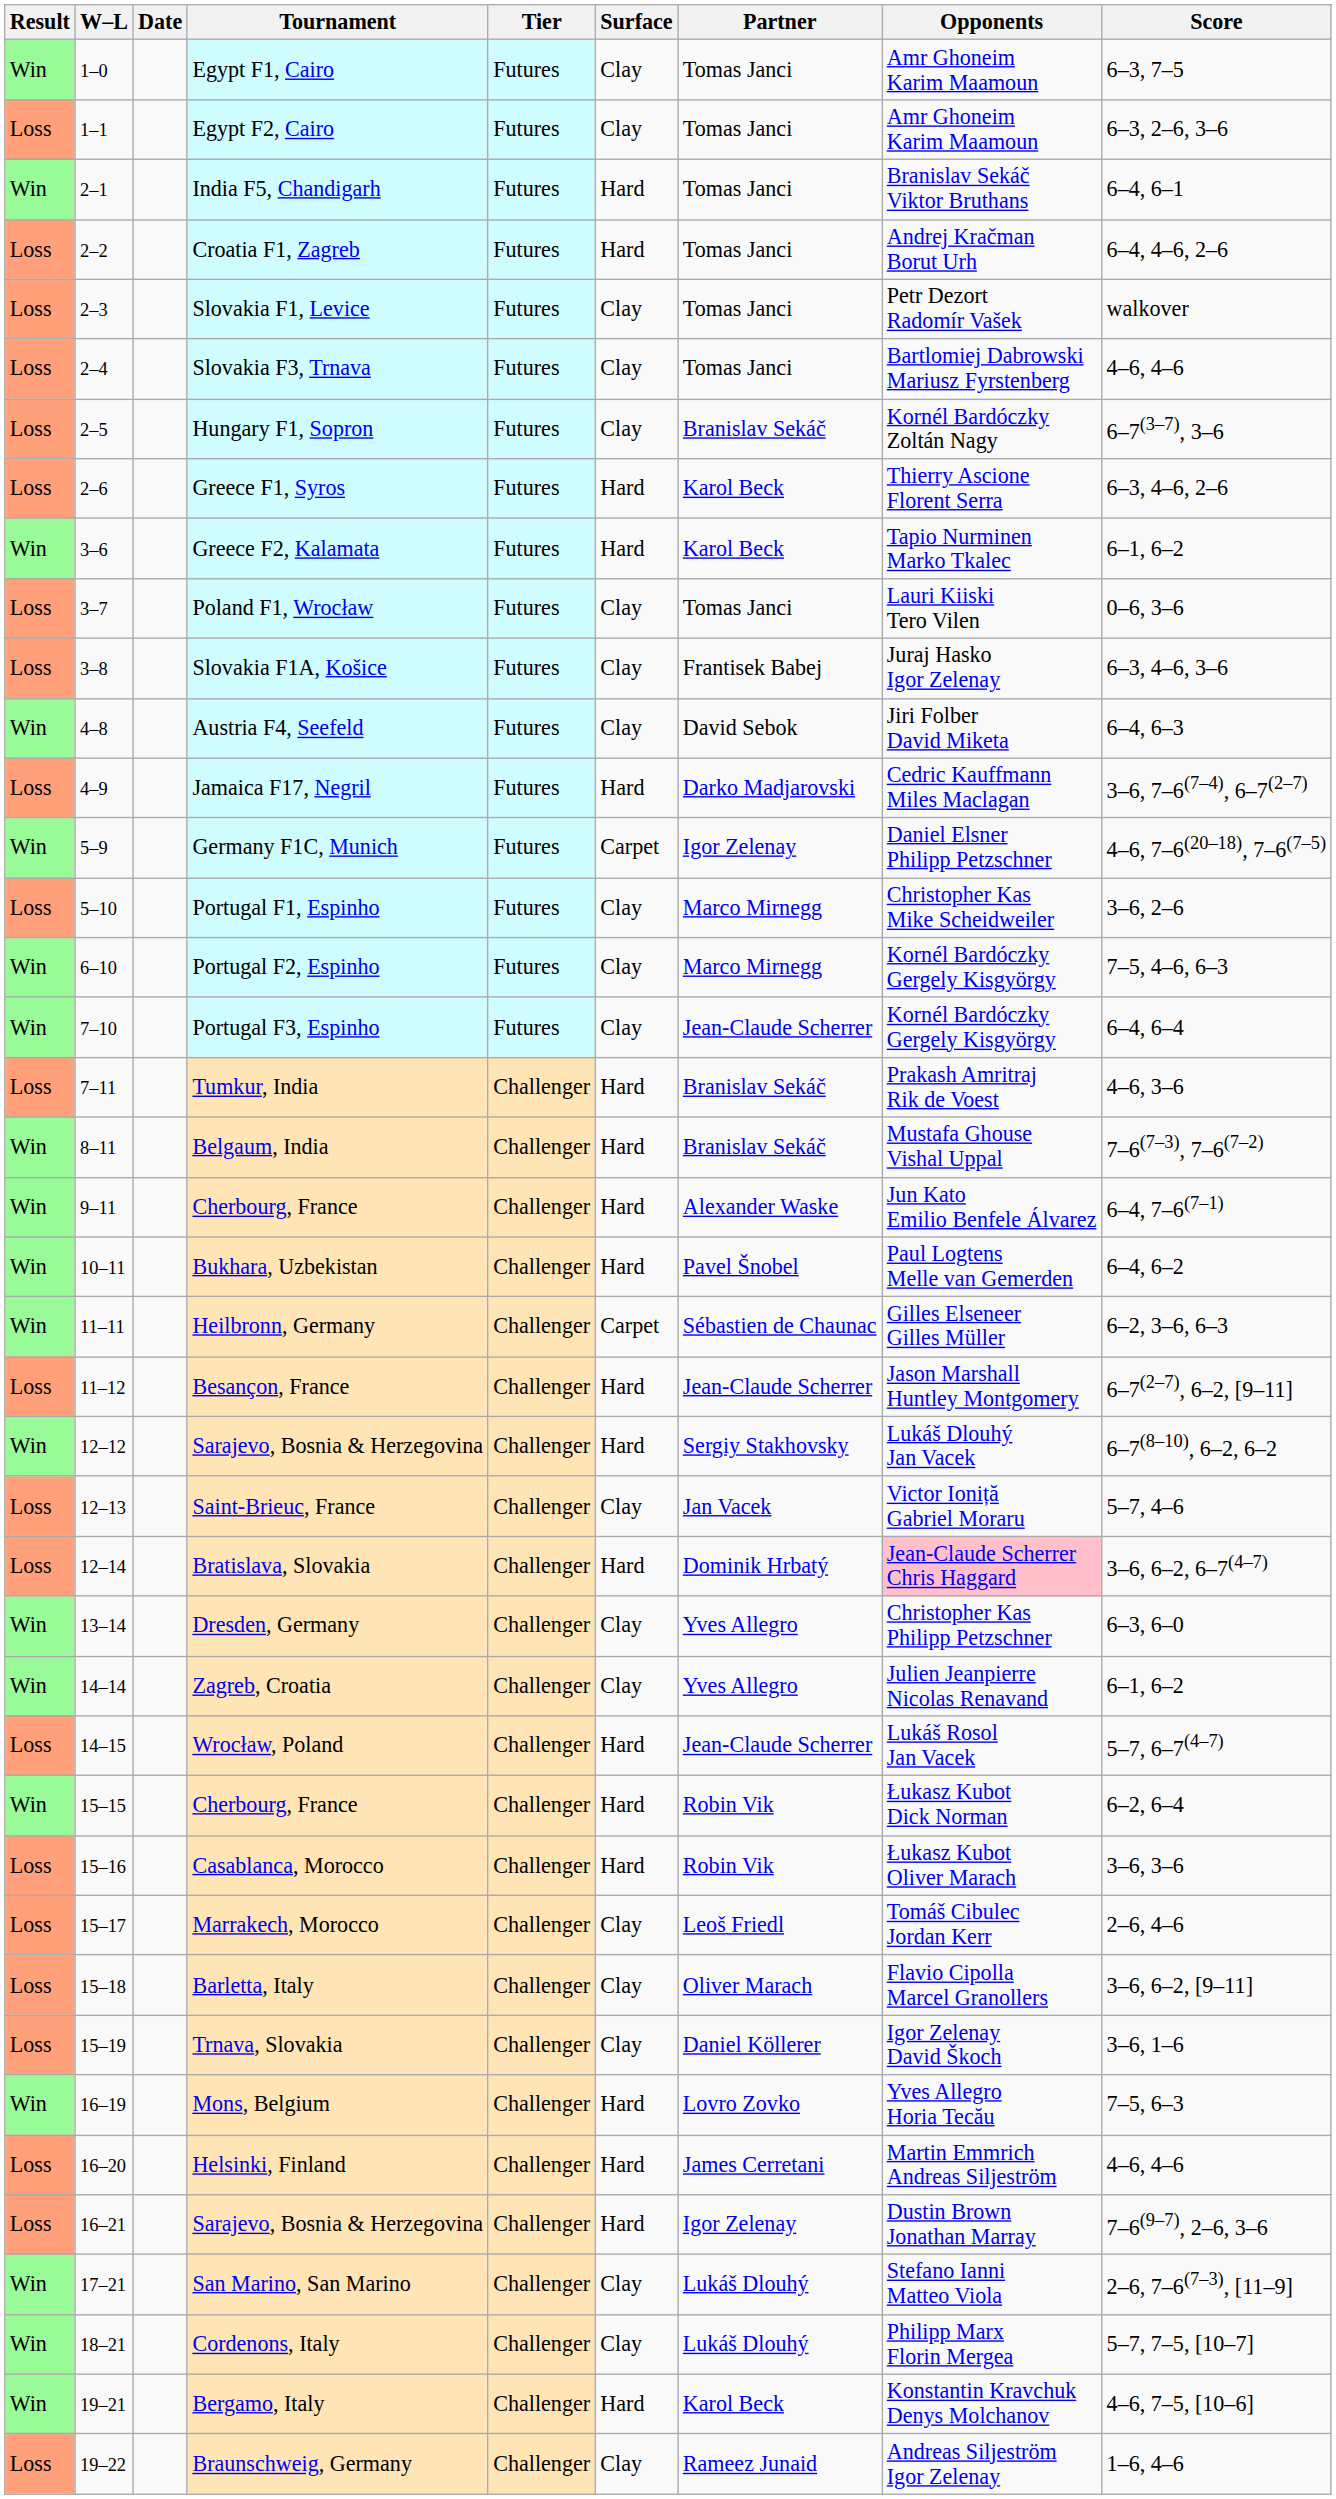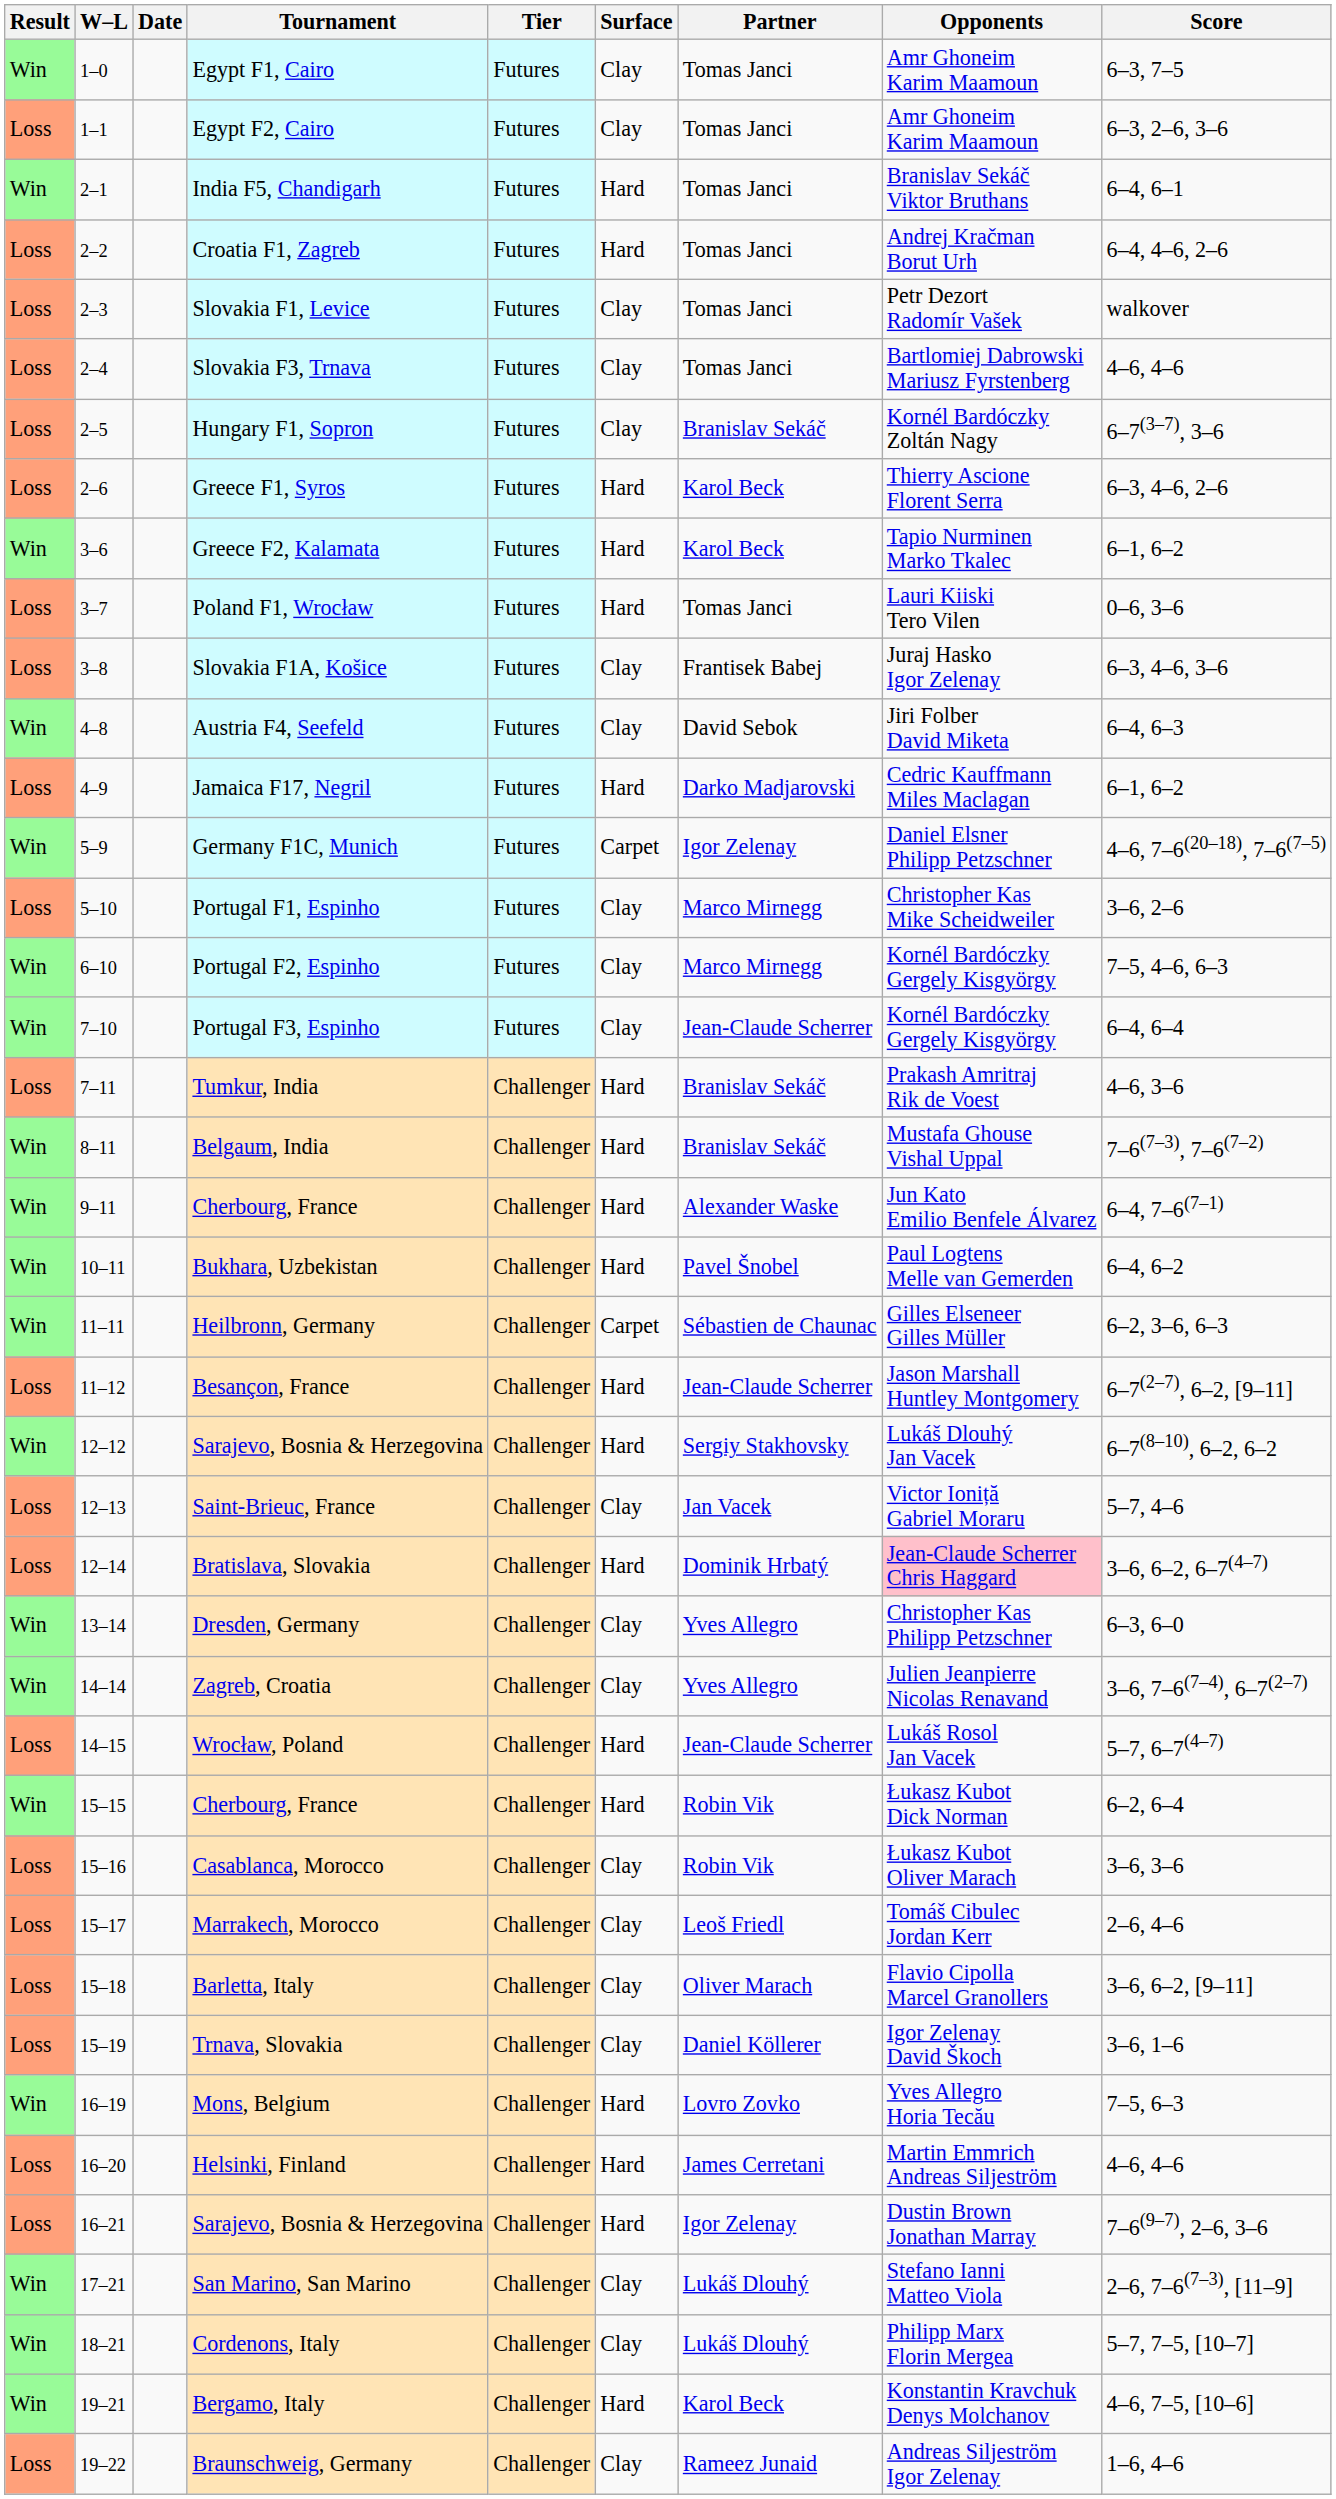(621, 608) Clay -> (622, 608) Hard
(1207, 787) 3–6, 7–6(7–4), 6–7(2–7) -> (1145, 787) 6–1, 6–2
(1145, 1685) 6–1, 6–2 -> (1207, 1685) 3–6, 7–6(7–4), 6–7(2–7)
(622, 1865) Hard -> (621, 1865) Clay
